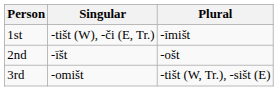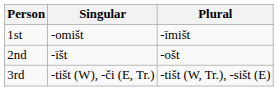(103, 34) -tišt (W), -či (E, Tr.) -> (67, 34) -omišt
(67, 75) -omišt -> (103, 75) -tišt (W), -či (E, Tr.)
